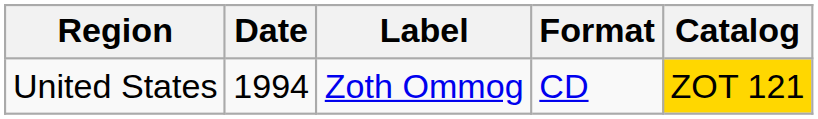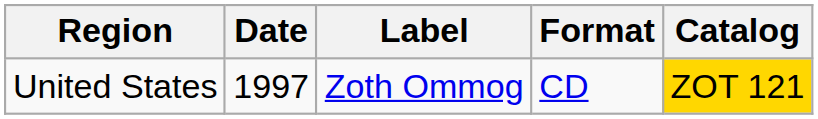(271, 85) 1994 -> (271, 85) 1997
